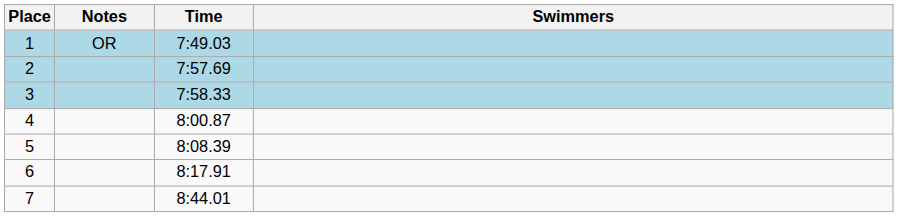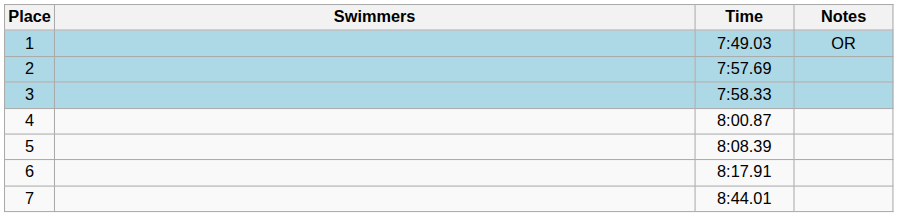columns swapped: (573, 17) <-> (104, 17)
